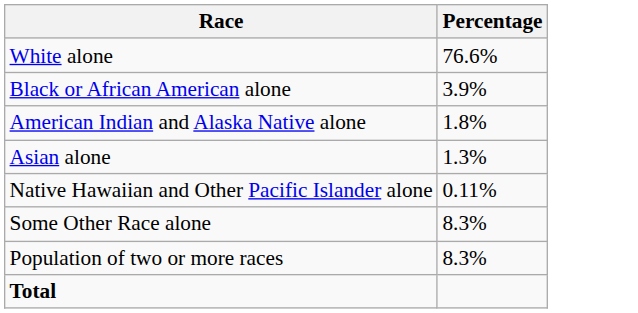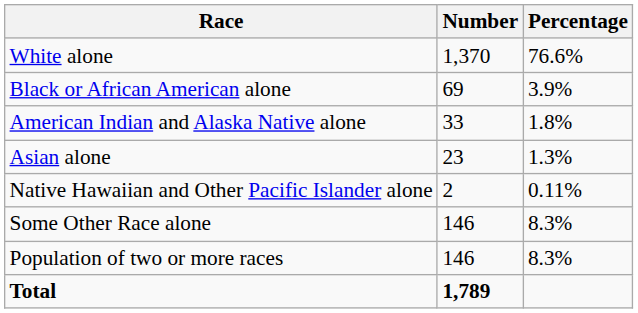+ column: (480, 21)
